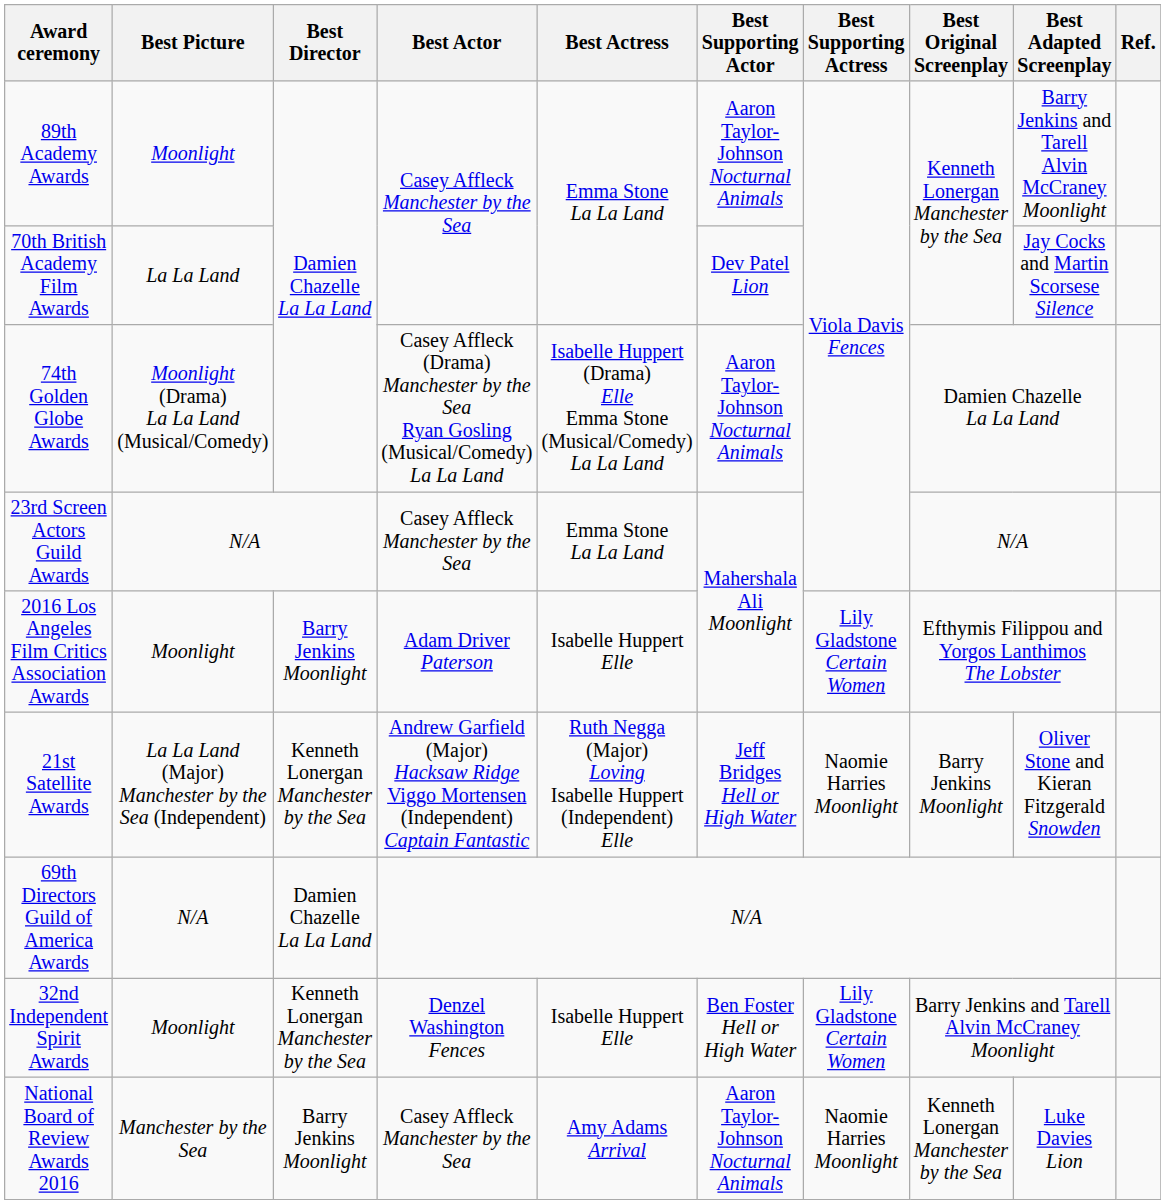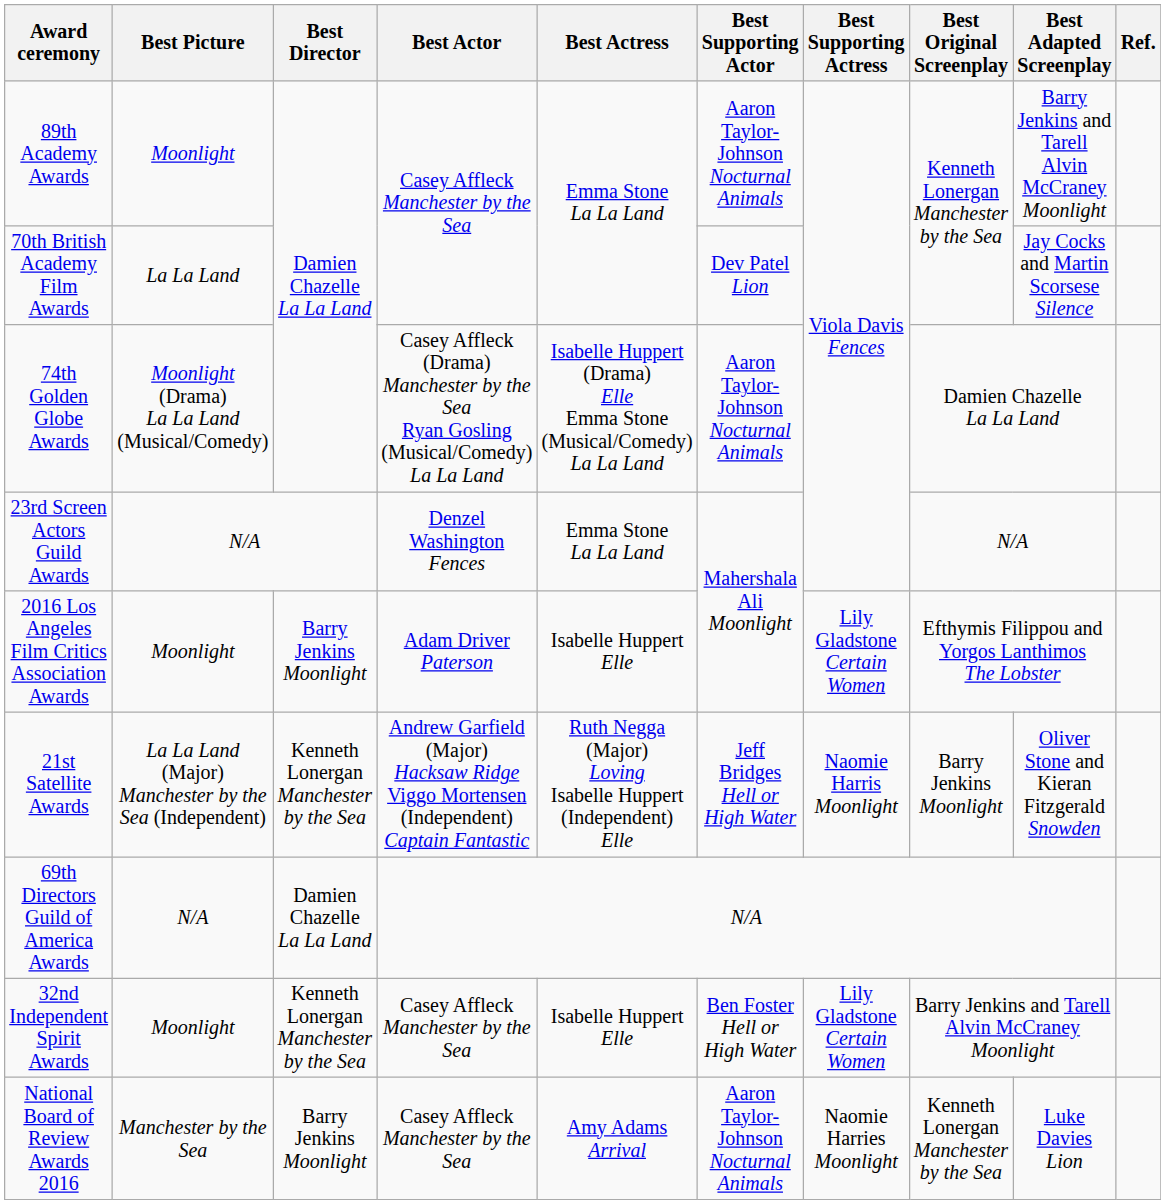(457, 540) Casey Affleck Manchester by the Sea -> (457, 540) Denzel Washington Fences
(856, 784) Naomie Harries Moonlight -> (856, 784) Naomie Harris Moonlight
(457, 1027) Denzel Washington Fences -> (457, 1027) Casey Affleck Manchester by the Sea
